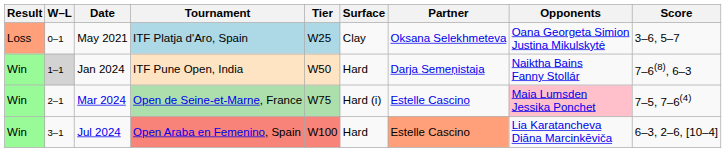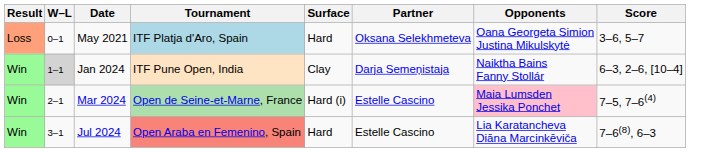- column: (322, 13)
(354, 38) Clay -> (320, 38) Hard
(355, 69) Hard -> (319, 69) Clay
(663, 69) 7–6(8), 6–3 -> (641, 69) 6–3, 2–6, [10–4]
(430, 132) lightsalmon background -> (395, 132) no background
(676, 132) 6–3, 2–6, [10–4] -> (628, 132) 7–6(8), 6–3
